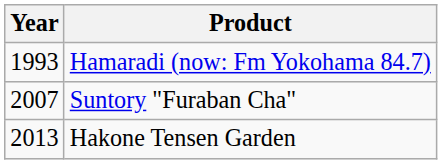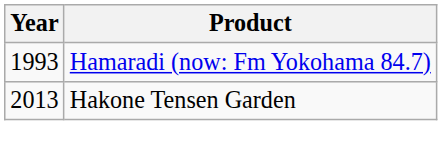- row: (183, 100)
